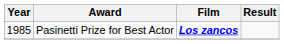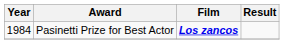(19, 30) 1985 -> (19, 30) 1984
